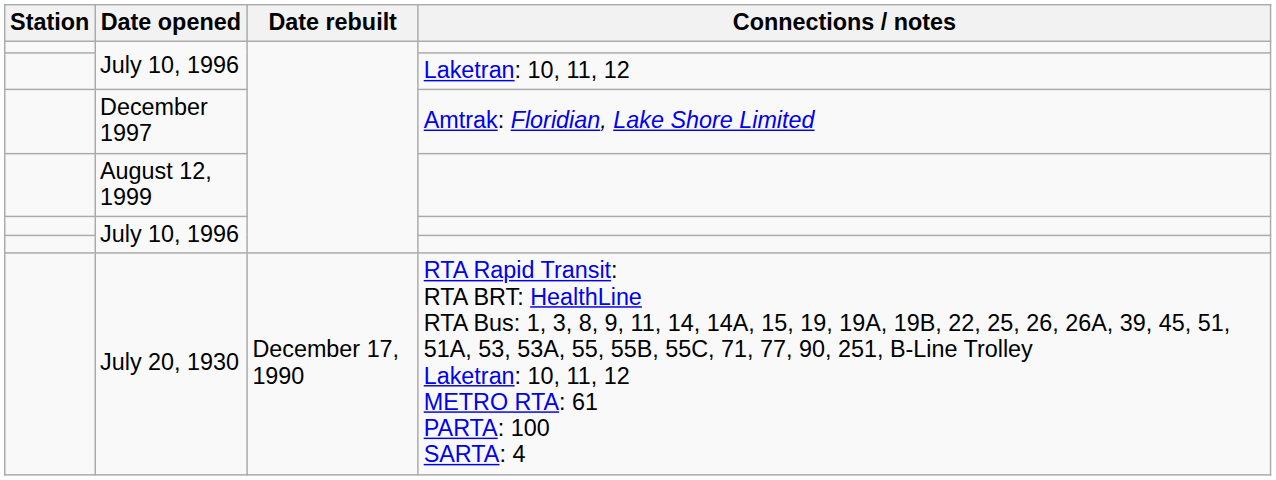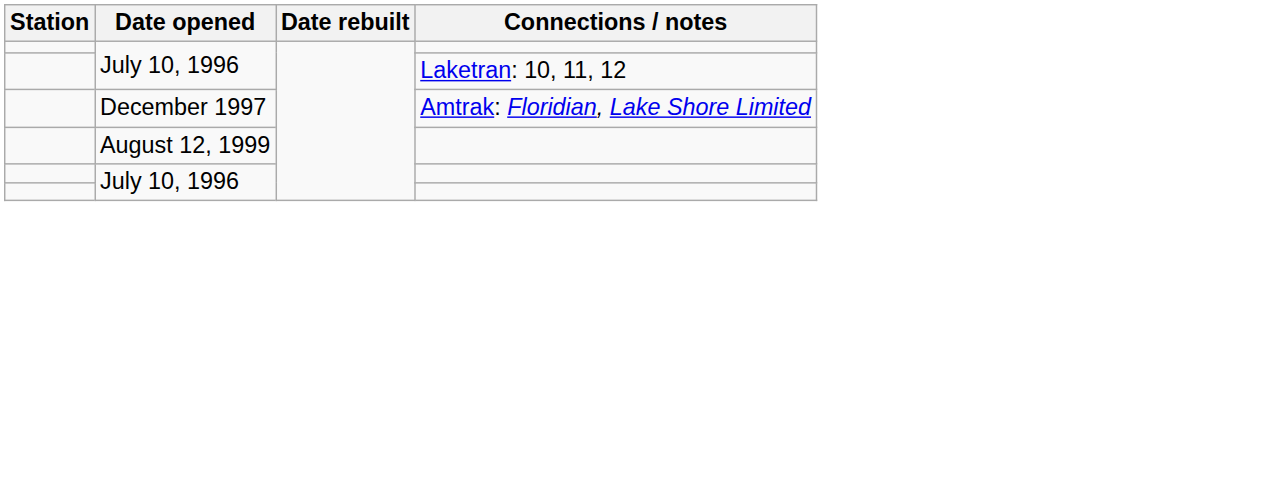- row: (170, 363)
